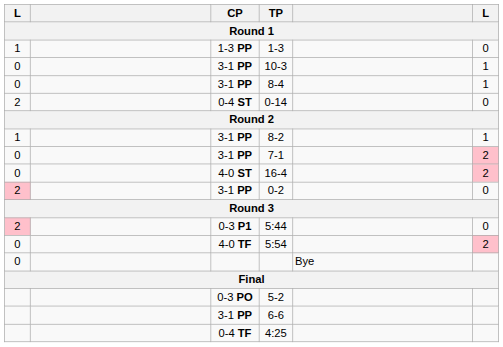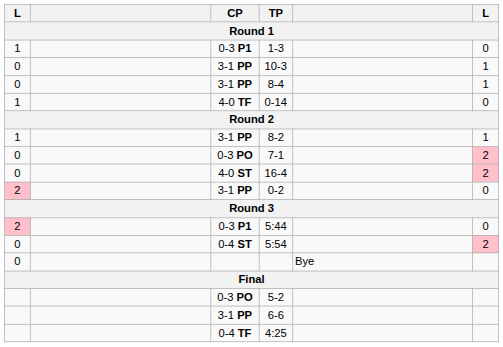(235, 48) 1-3 PP -> (235, 48) 0-3 P1
(17, 102) 2 -> (17, 102) 1
(235, 102) 0-4 ST -> (235, 102) 4-0 TF
(235, 155) 3-1 PP -> (235, 155) 0-3 PO
(235, 244) 4-0 TF -> (235, 244) 0-4 ST
